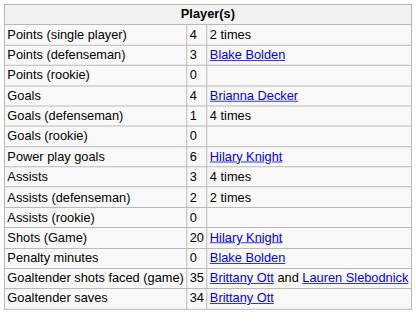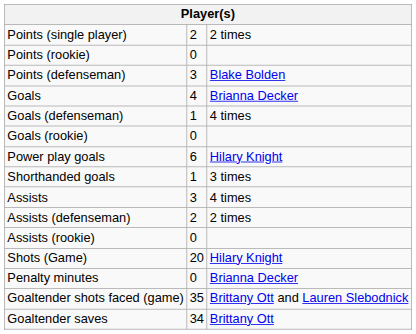(193, 34) 4 -> (193, 34) 2
rows swapped: (66, 55) <-> (49, 75)
+ row: (61, 177)
(248, 258) Blake Bolden -> (254, 278) Brianna Decker
